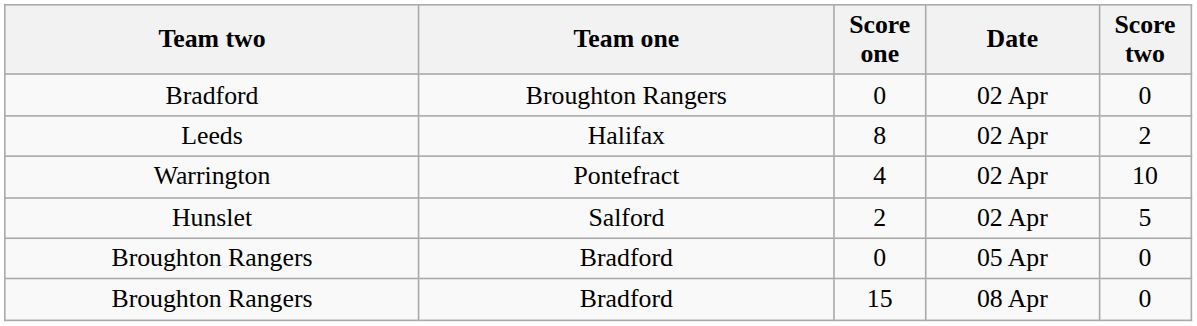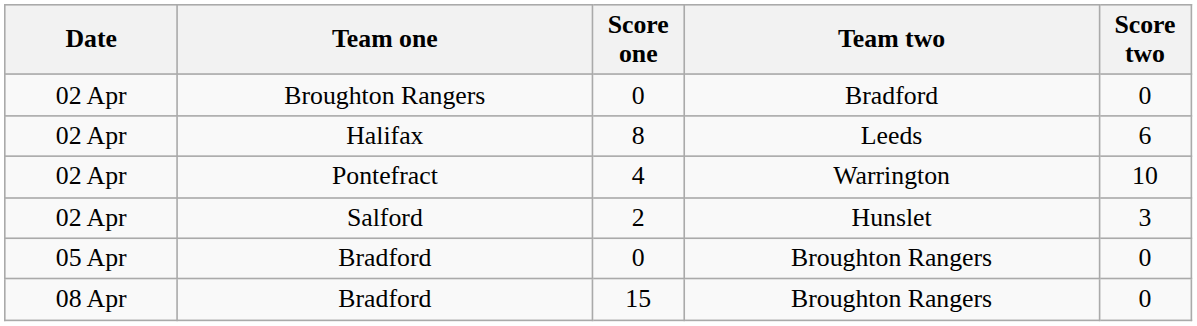columns swapped: (1012, 39) <-> (212, 39)
(1145, 135) 2 -> (1145, 135) 6
(1145, 217) 5 -> (1145, 217) 3
